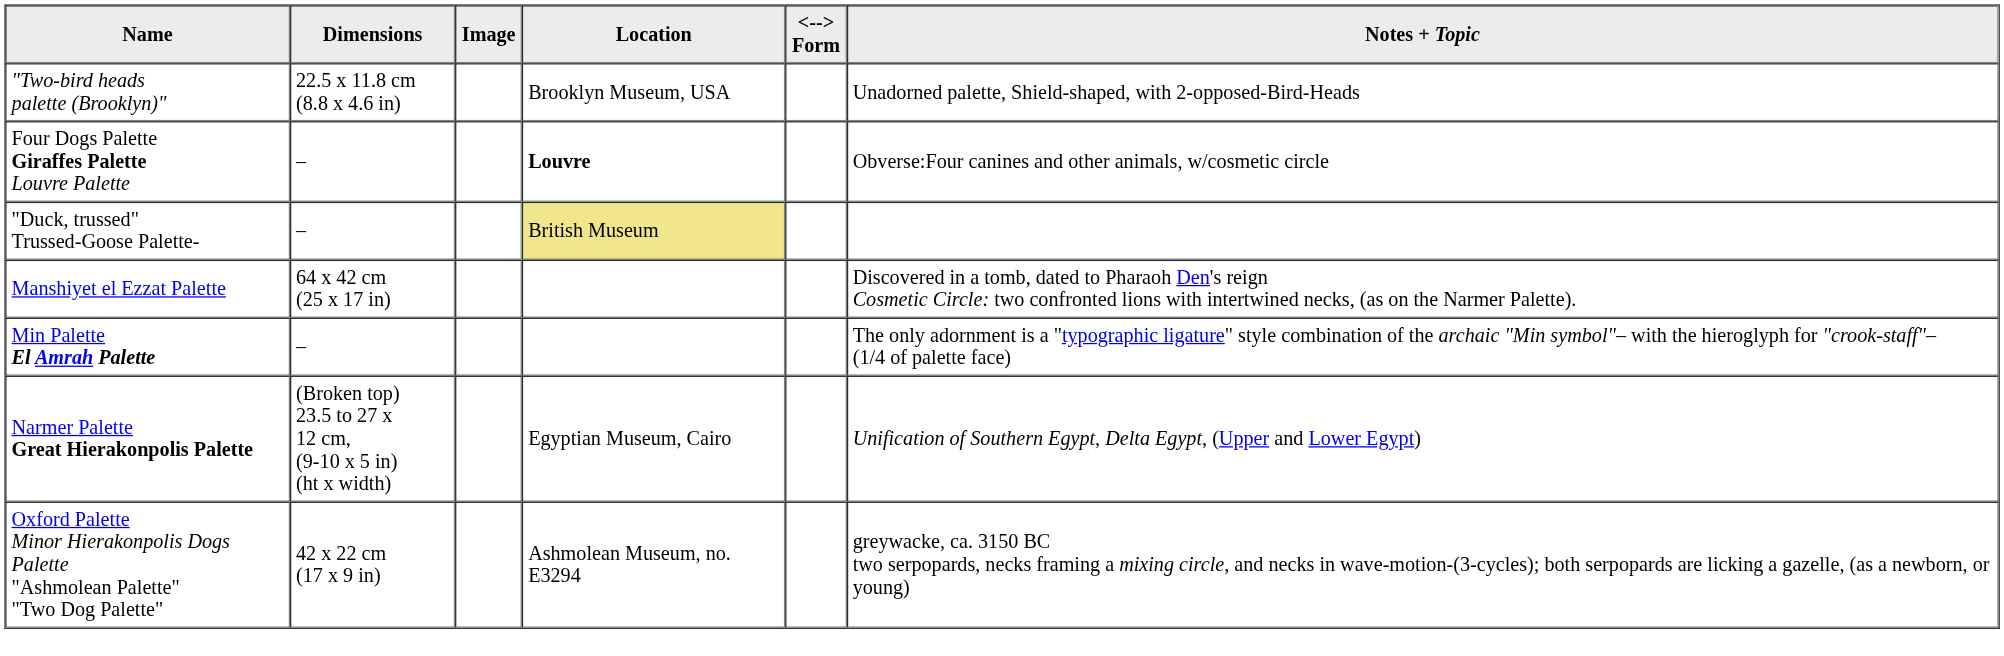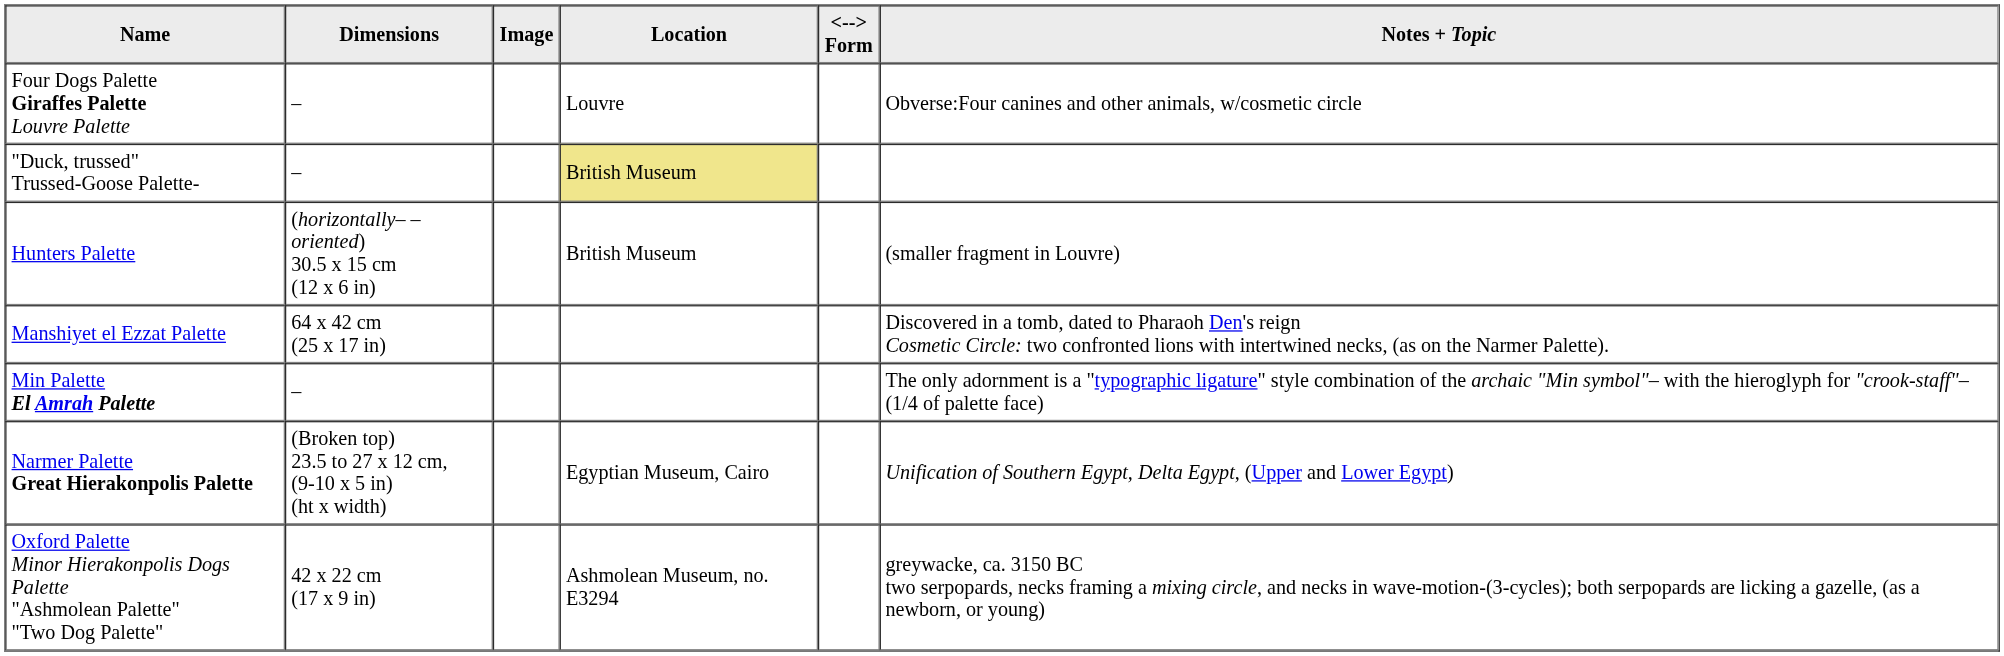- row: (89, 92)
(559, 161) bold -> (595, 103) normal
+ row: (73, 253)
